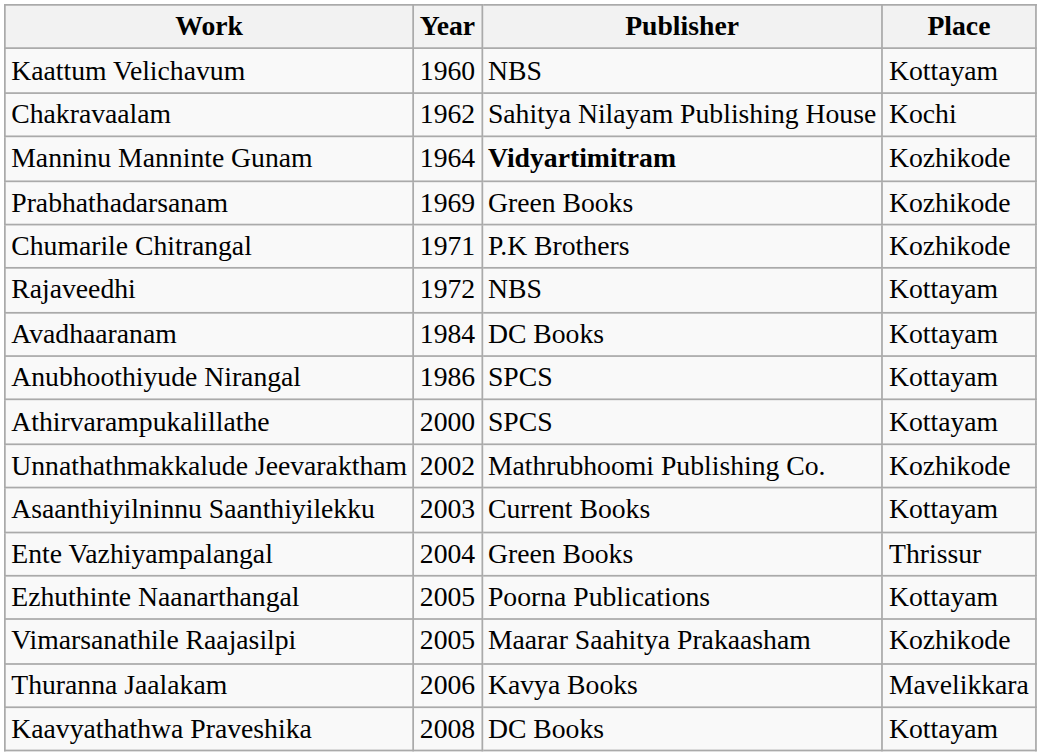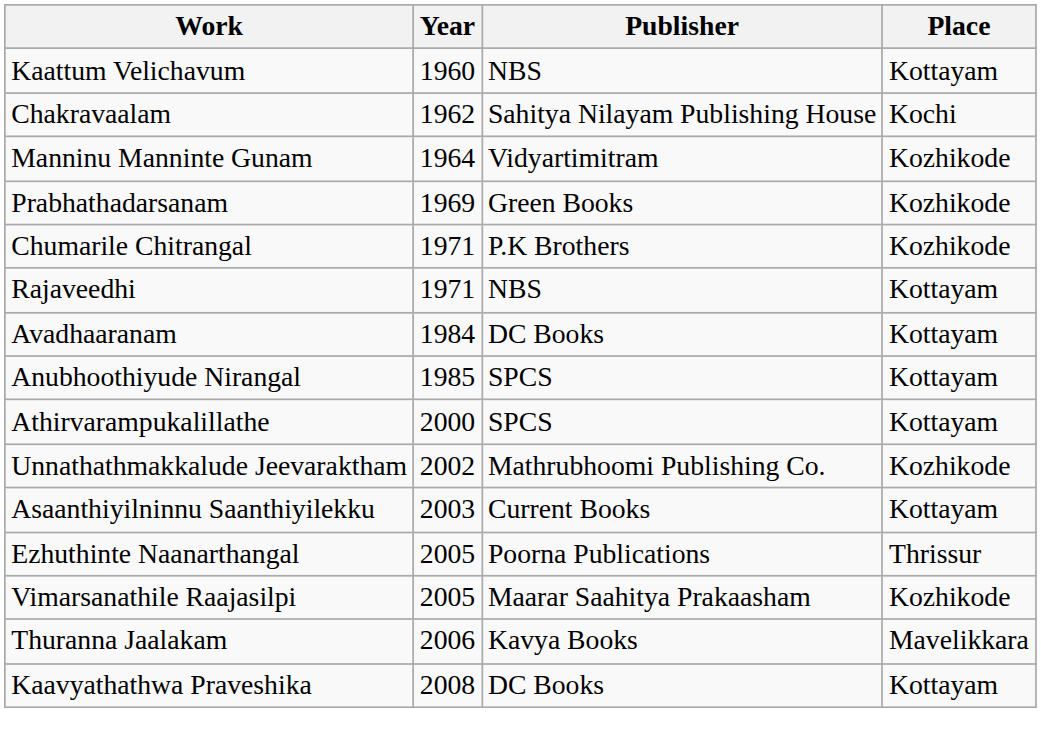(582, 158) bold -> (573, 158) normal
(448, 289) 1972 -> (448, 289) 1971
(448, 377) 1986 -> (448, 377) 1985
- row: (142, 553)
(944, 597) Kottayam -> (935, 553) Thrissur
